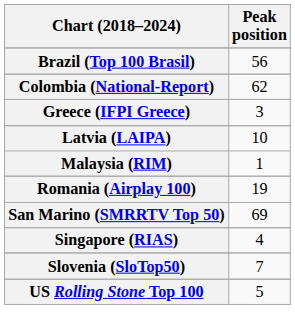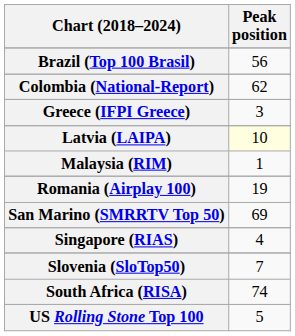(260, 138) no background -> (260, 138) lightyellow background
+ row: (116, 291)
